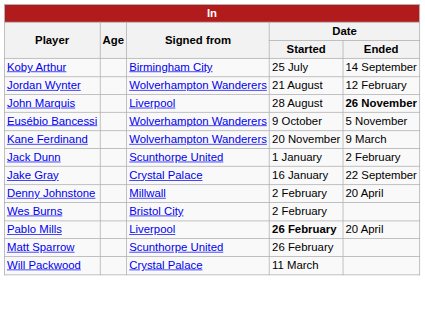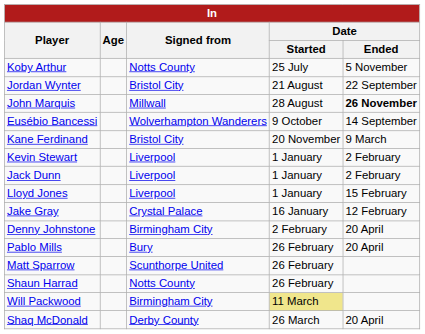(171, 67) Birmingham City -> (162, 67) Notts County
(381, 67) 14 September -> (376, 67) 5 November
(198, 85) Wolverhampton Wanderers -> (156, 85) Bristol City
(376, 85) 12 February -> (381, 85) 22 September
(152, 103) Liverpool -> (148, 103) Millwall
(376, 121) 5 November -> (381, 121) 14 September
(198, 139) Wolverhampton Wanderers -> (156, 139) Bristol City
+ row: (42, 157)
(176, 157) Scunthorpe United -> (152, 175) Liverpool
+ row: (37, 193)
(381, 175) 22 September -> (376, 211) 12 February
(148, 193) Millwall -> (171, 229) Birmingham City
- row: (35, 211)
(152, 229) Liverpool -> (141, 247) Bury
(304, 229) bold -> (303, 247) normal
+ row: (42, 283)
(166, 265) Crystal Palace -> (171, 301) Birmingham City
(295, 265) no background -> (295, 301) khaki background
+ row: (47, 319)
